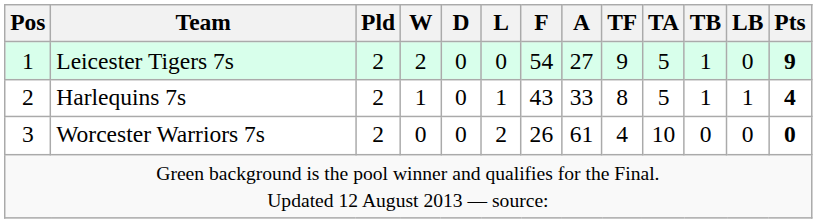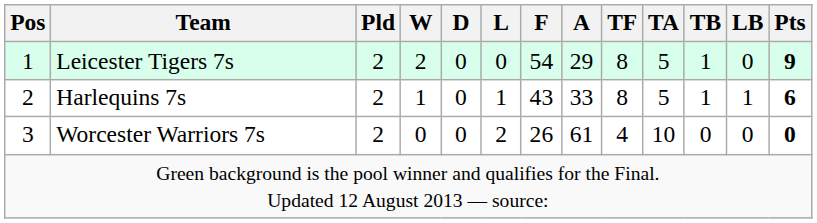(582, 60) 27 -> (582, 60) 29
(622, 60) 9 -> (622, 60) 8
(790, 97) 4 -> (790, 97) 6
